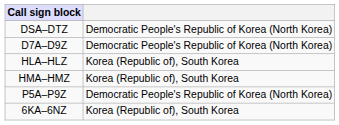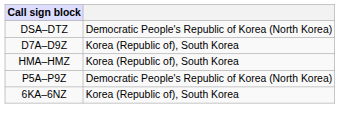(209, 45) Democratic People's Republic of Korea (North Korea) -> (162, 45) Korea (Republic of), South Korea
- row: (44, 62)
